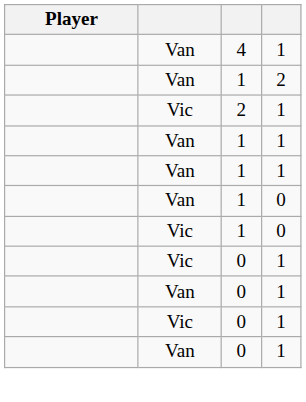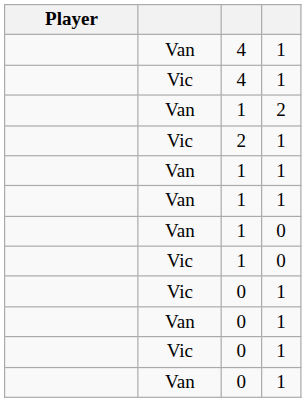+ row: (180, 79)
